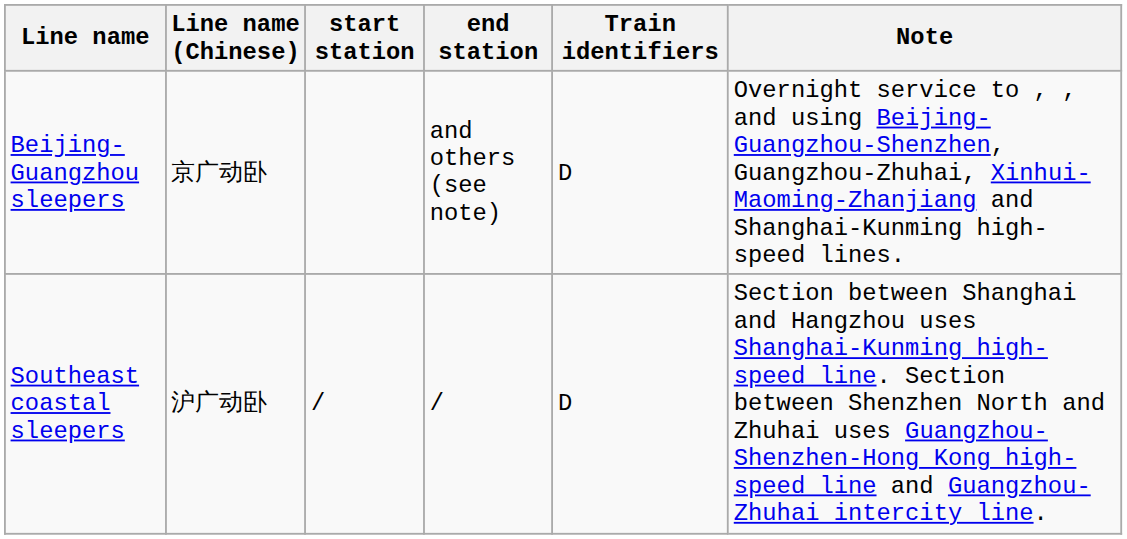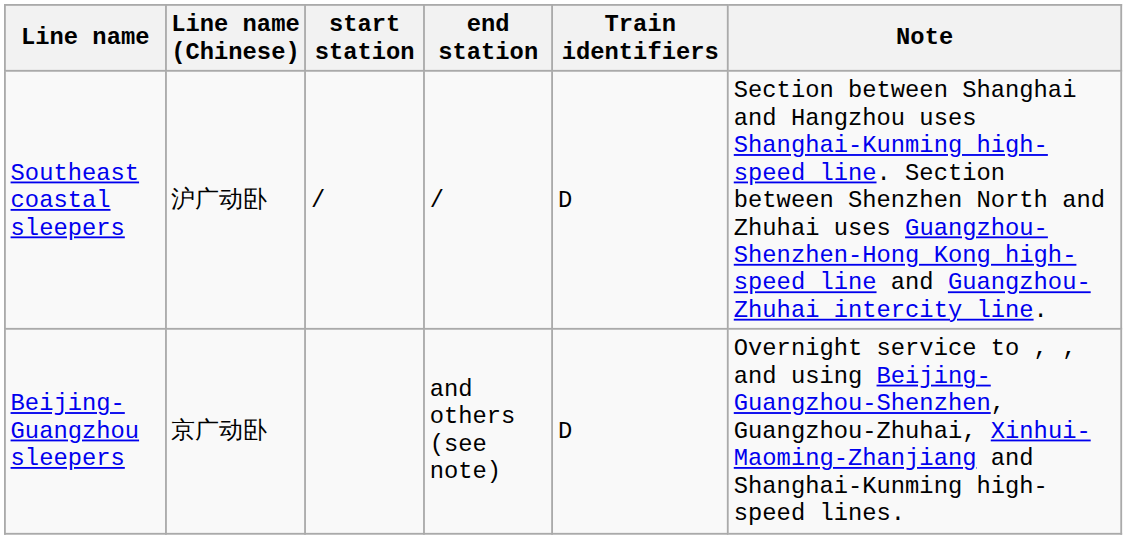rows swapped: (75, 404) <-> (75, 173)
